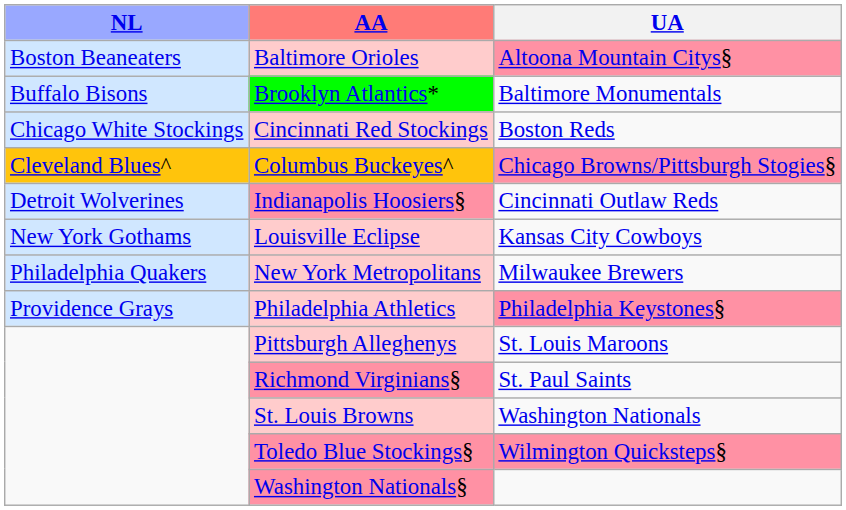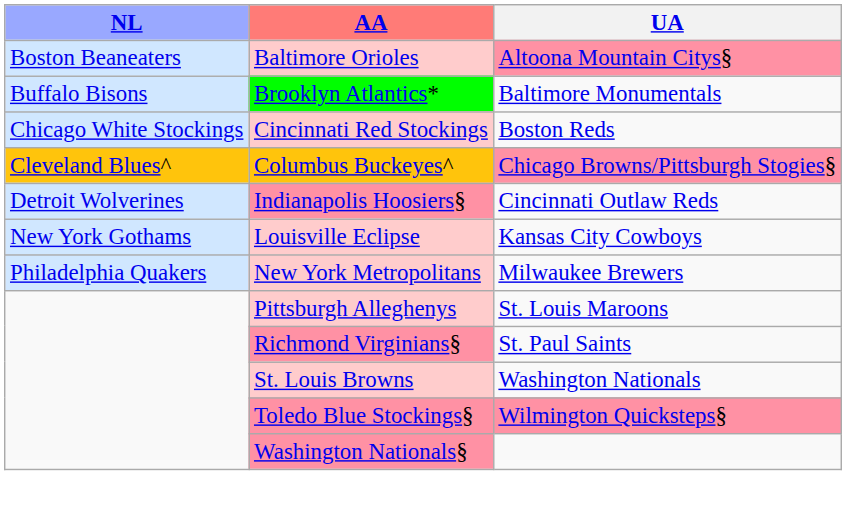- row: (355, 308)
